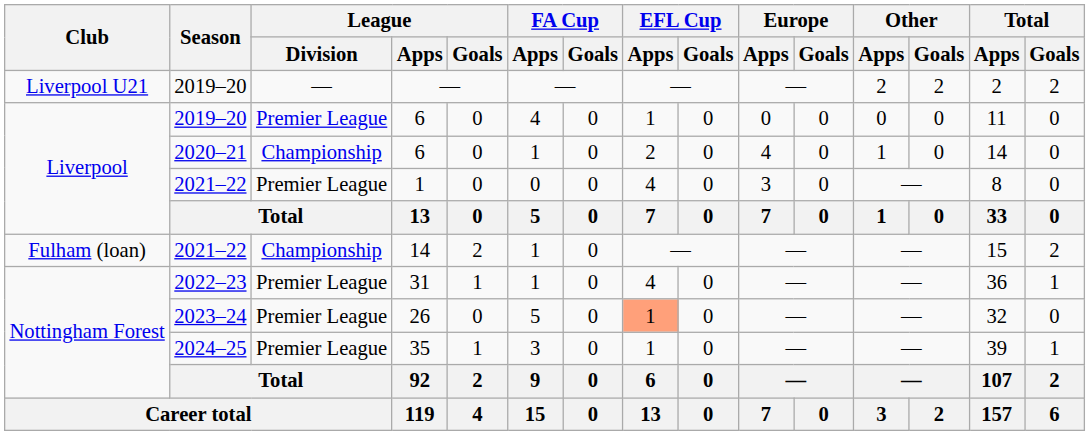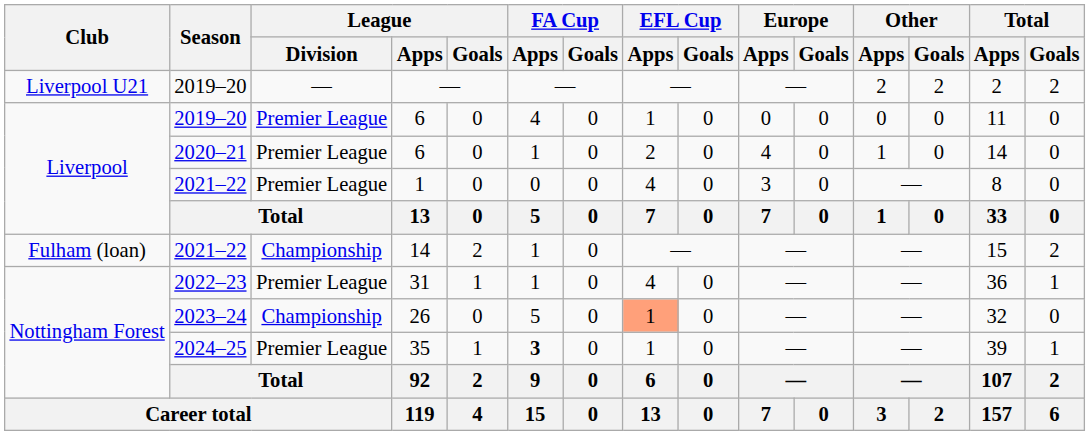(322, 151) Championship -> (322, 151) Premier League
(322, 315) Premier League -> (322, 315) Championship
(535, 348) normal -> (535, 348) bold
